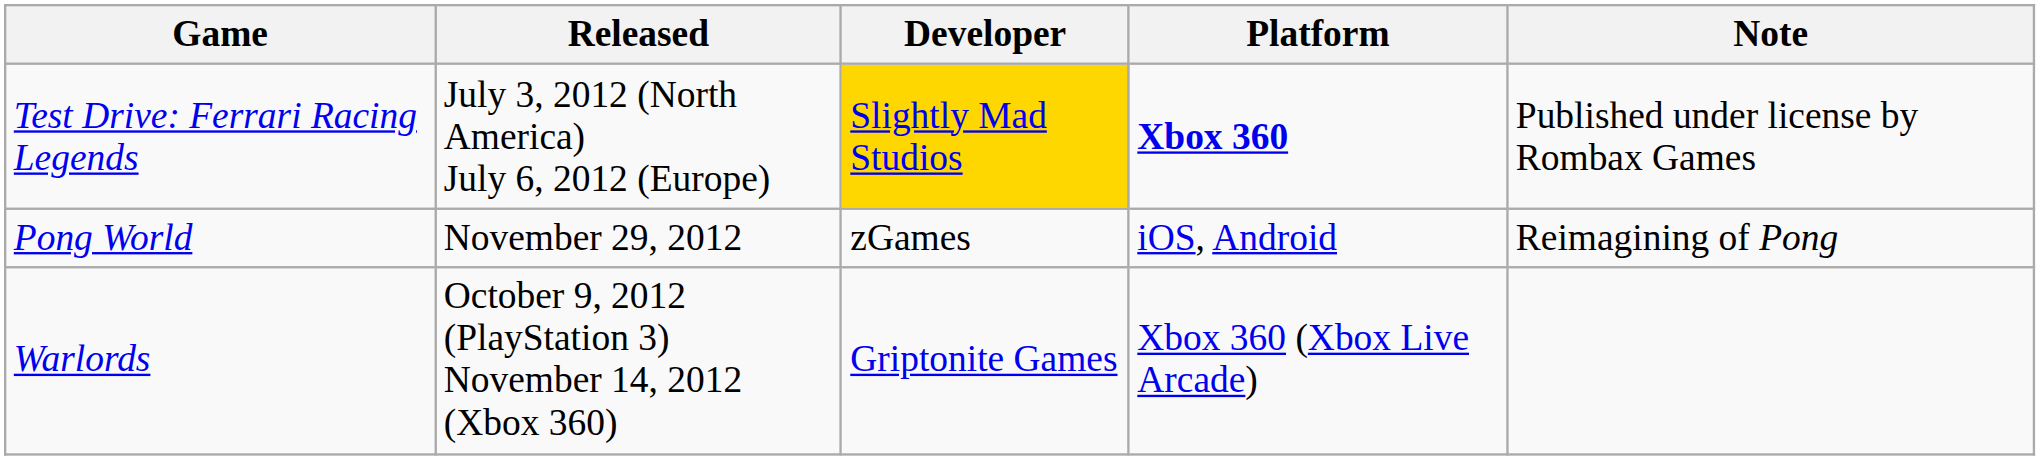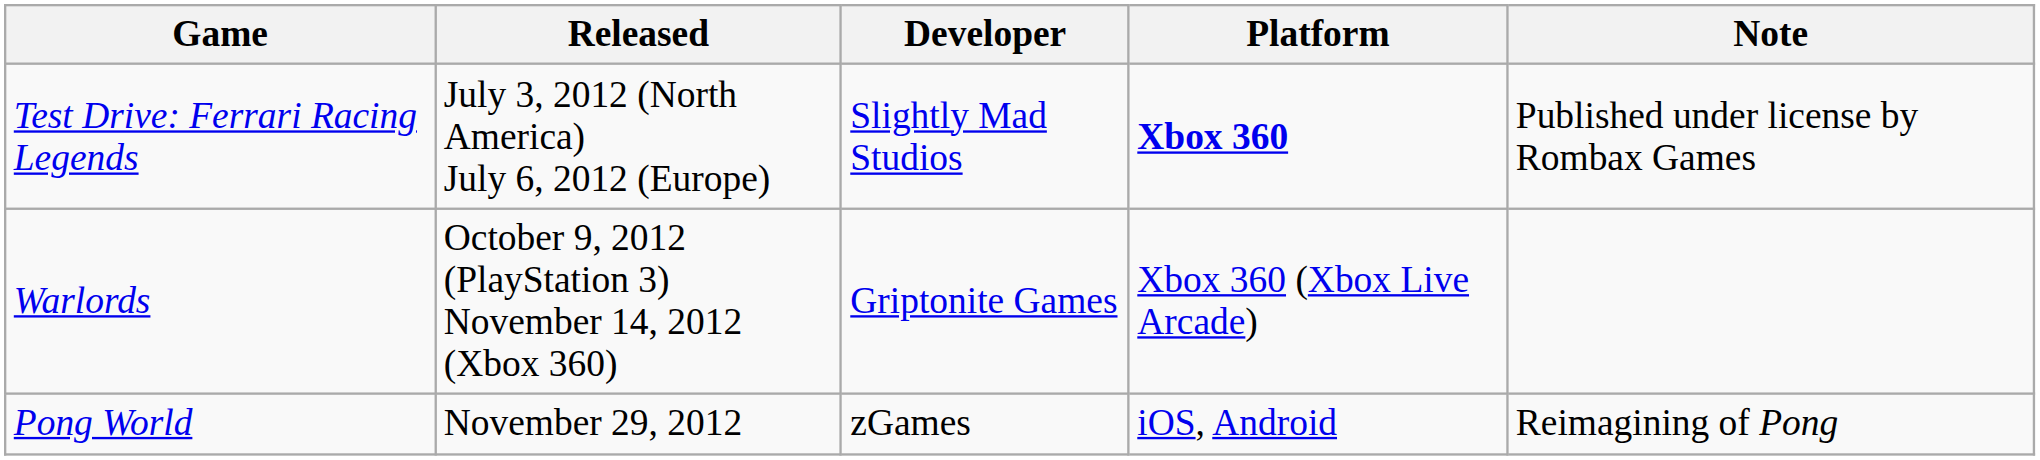(949, 135) gold background -> (949, 135) no background
rows swapped: (82, 359) <-> (103, 237)
